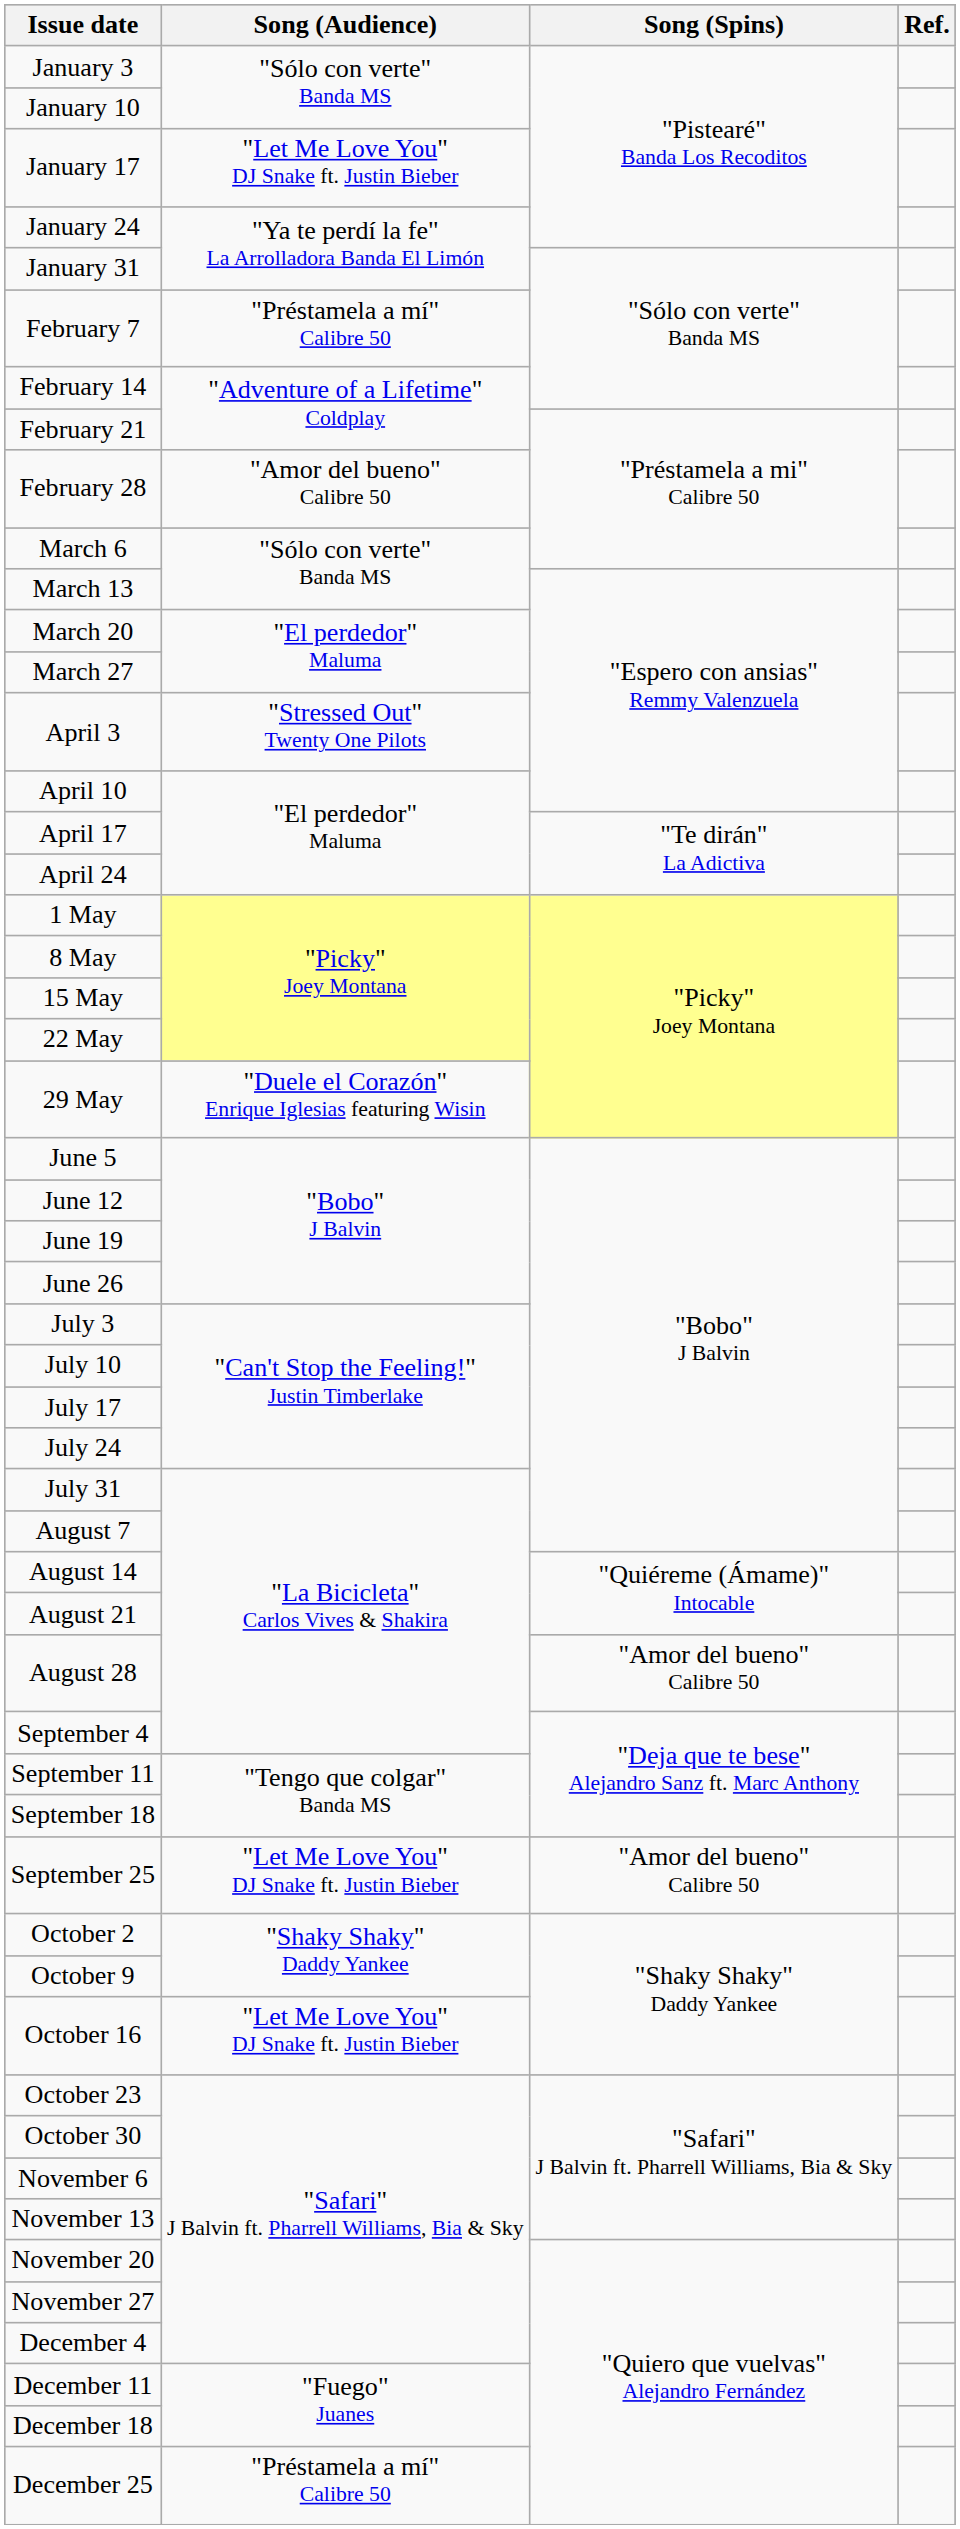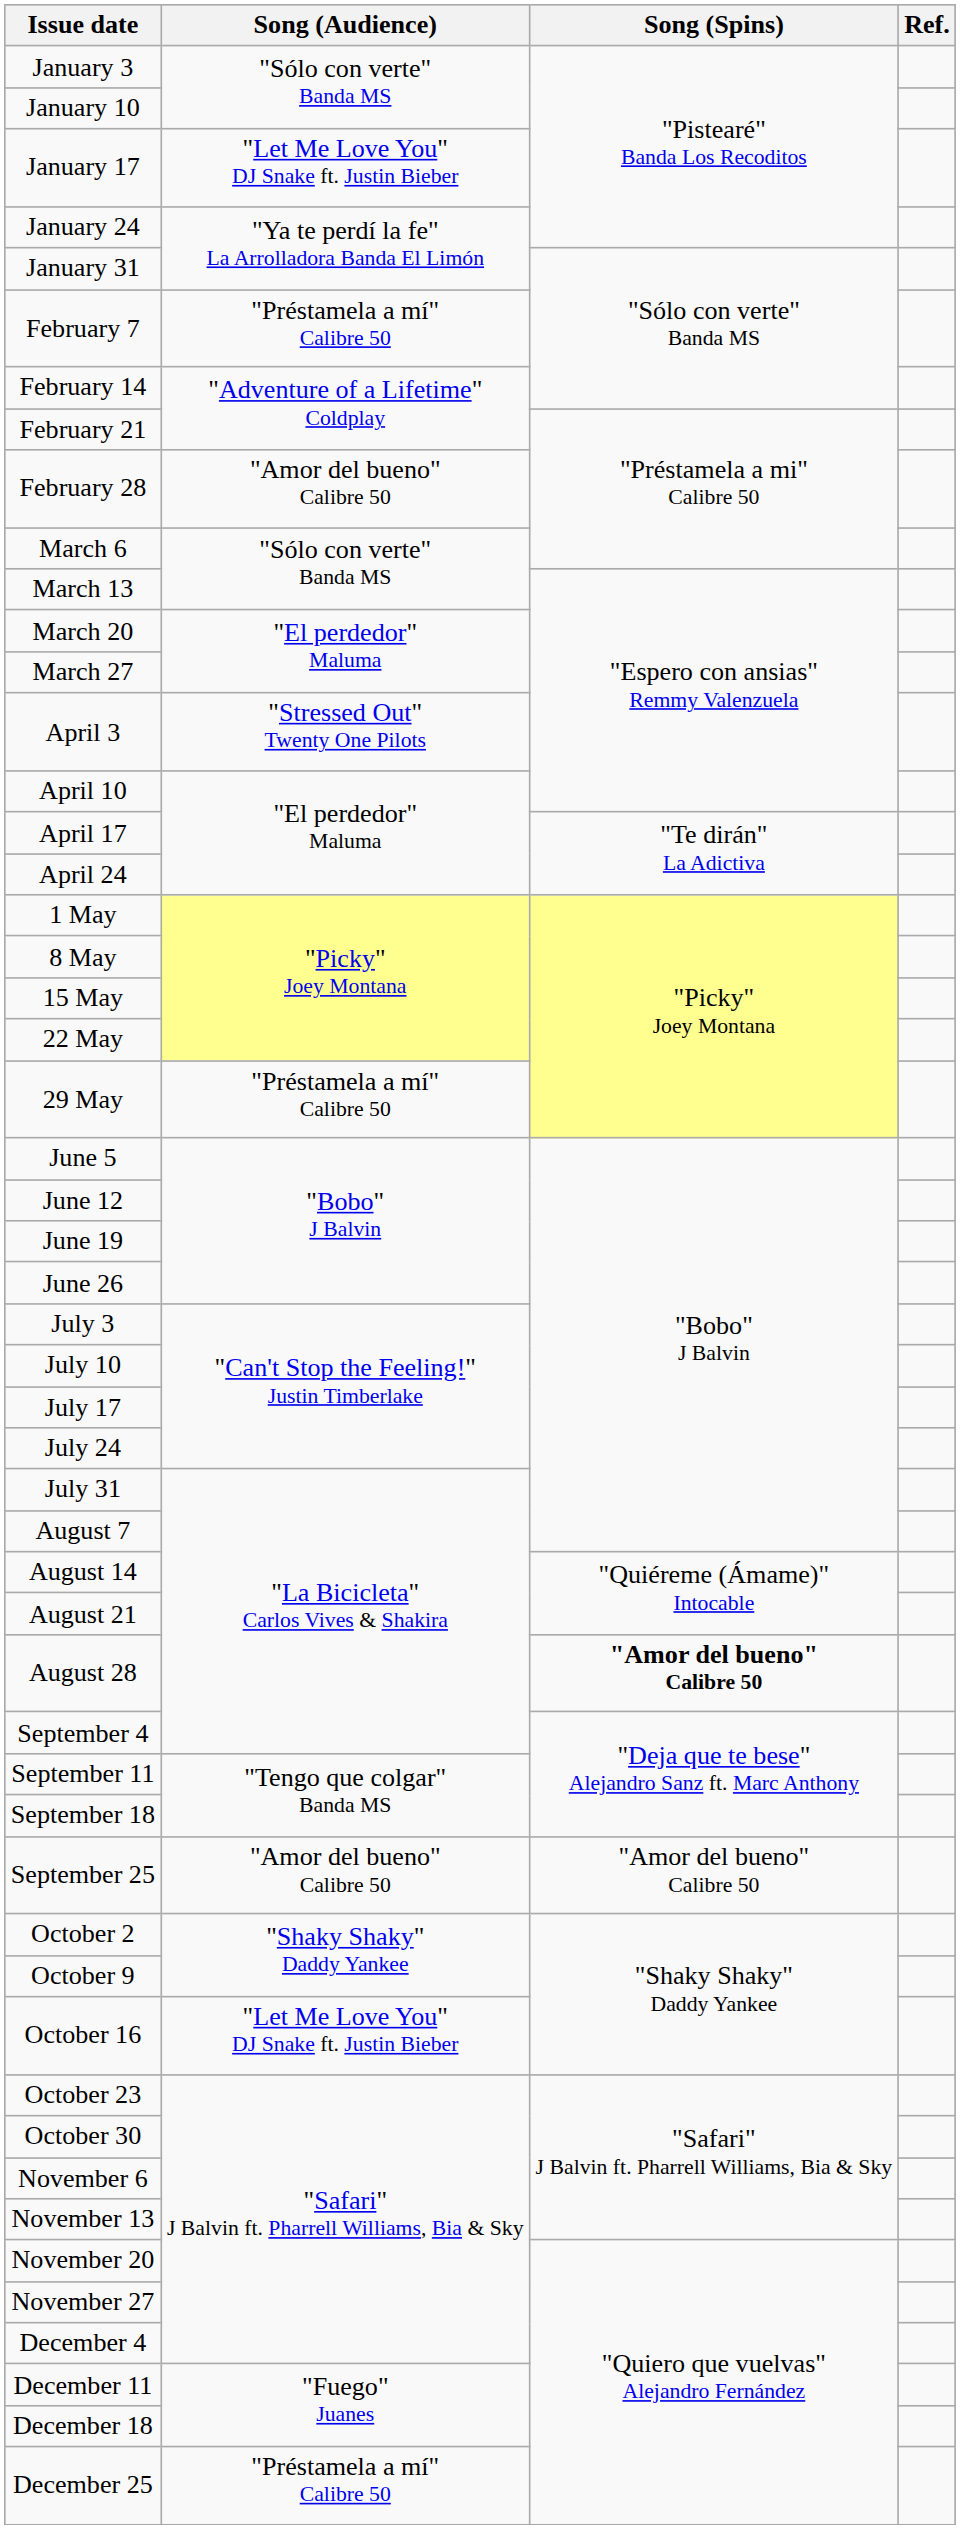(345, 1093) "Duele el Corazón" Enrique Iglesias featuring Wisin -> (345, 1093) "Préstamela a mí" Calibre 50
(714, 1667) normal -> (714, 1672) bold
(345, 1869) "Let Me Love You" DJ Snake ft. Justin Bieber -> (345, 1869) "Amor del bueno" Calibre 50
